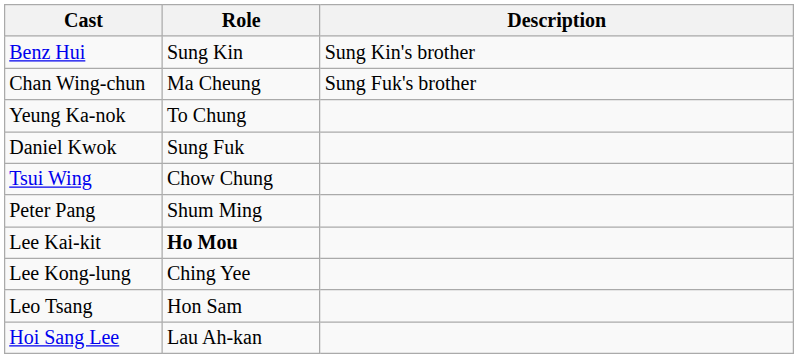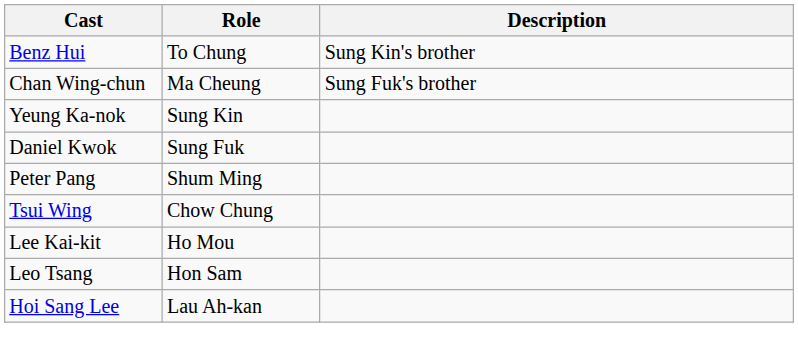(205, 52) Sung Kin -> (207, 52) To Chung
(207, 115) To Chung -> (205, 115) Sung Kin
rows swapped: (52, 210) <-> (50, 178)
(202, 242) bold -> (201, 242) normal
- row: (70, 274)
